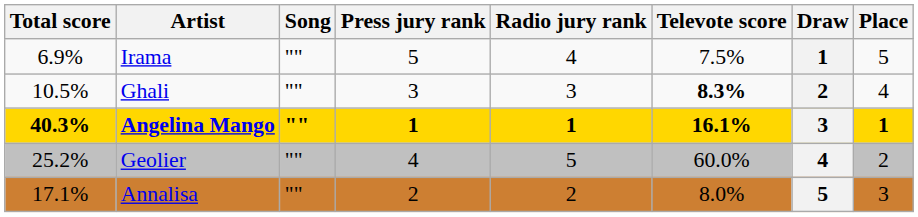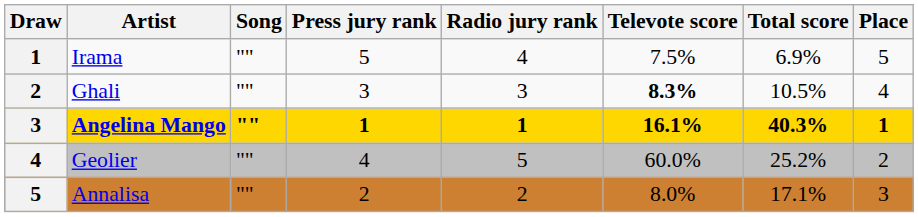columns swapped: (823, 21) <-> (60, 21)
